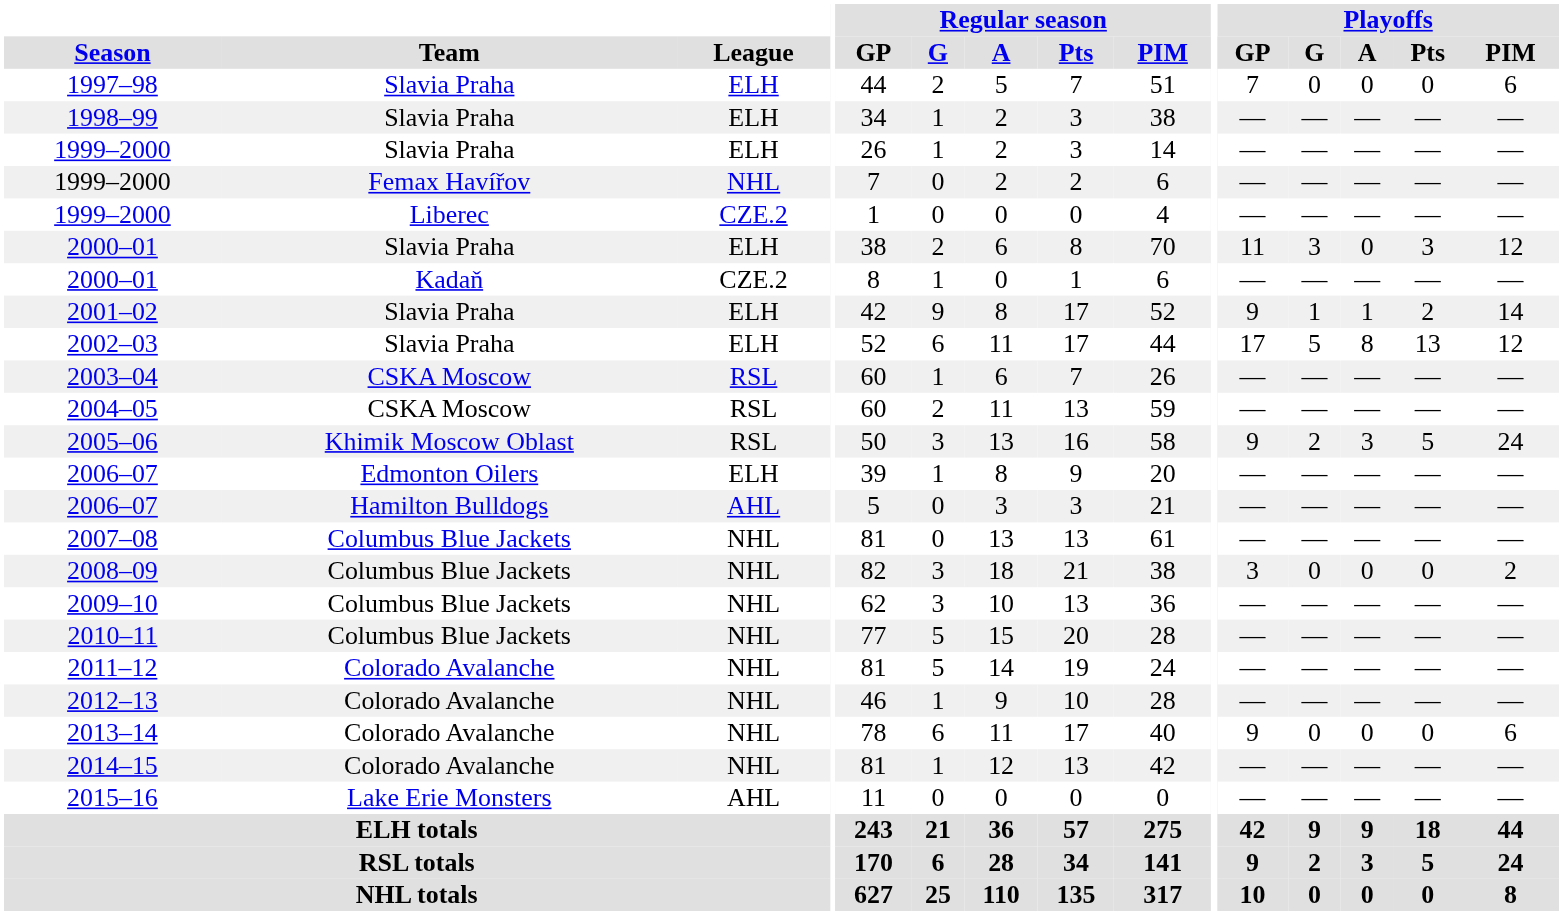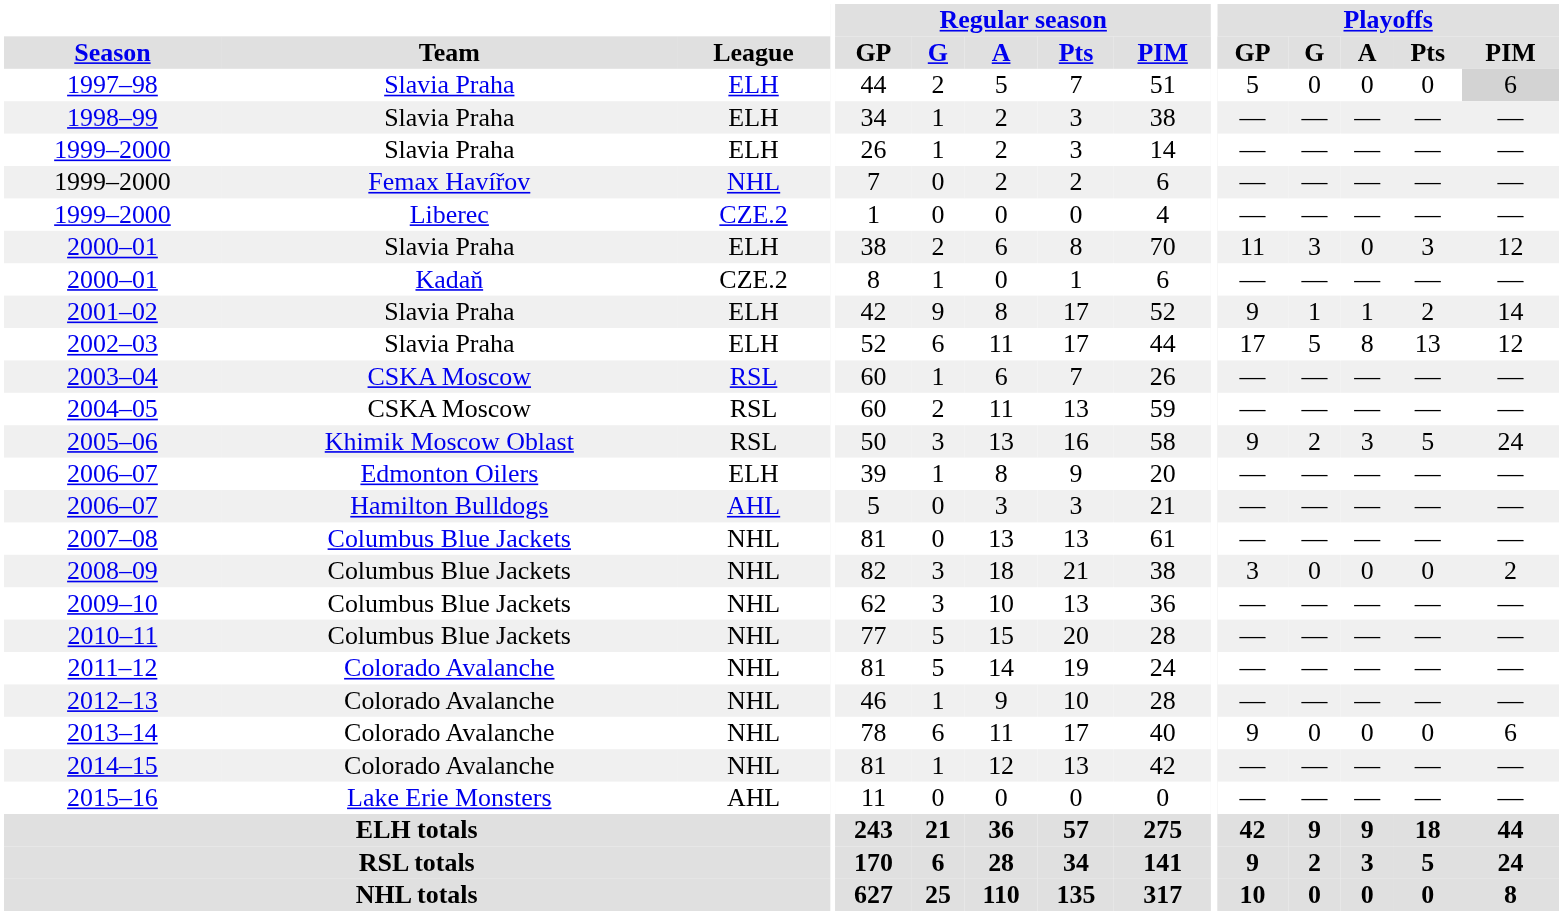(1253, 84) 7 -> (1253, 84) 5
(1511, 84) no background -> (1511, 84) lightgrey background
